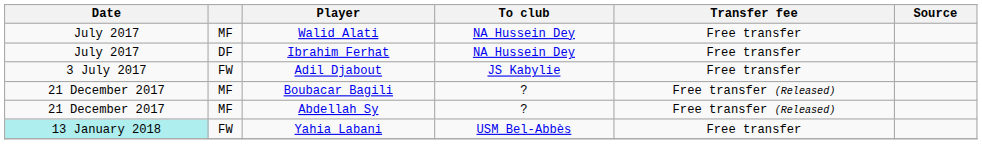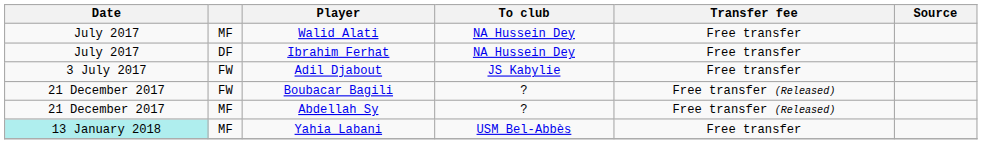(225, 91) MF -> (225, 91) FW
(225, 129) FW -> (225, 129) MF
